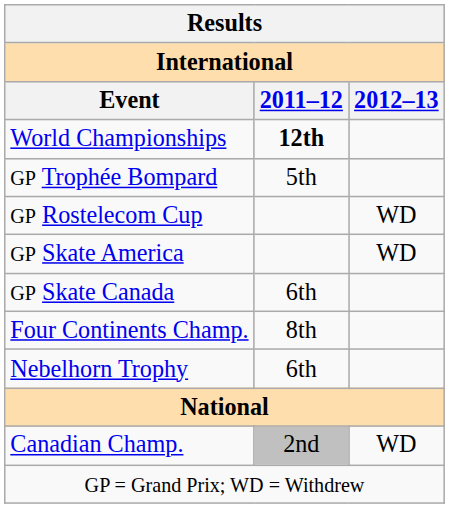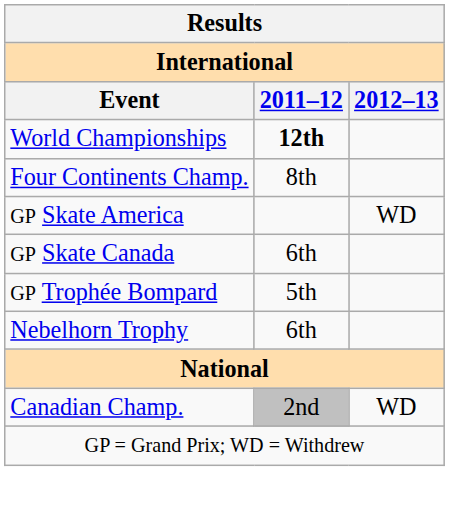rows swapped: (129, 330) <-> (114, 176)
- row: (106, 215)
